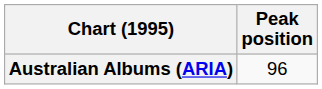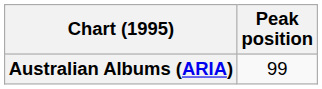(277, 68) 96 -> (277, 68) 99
